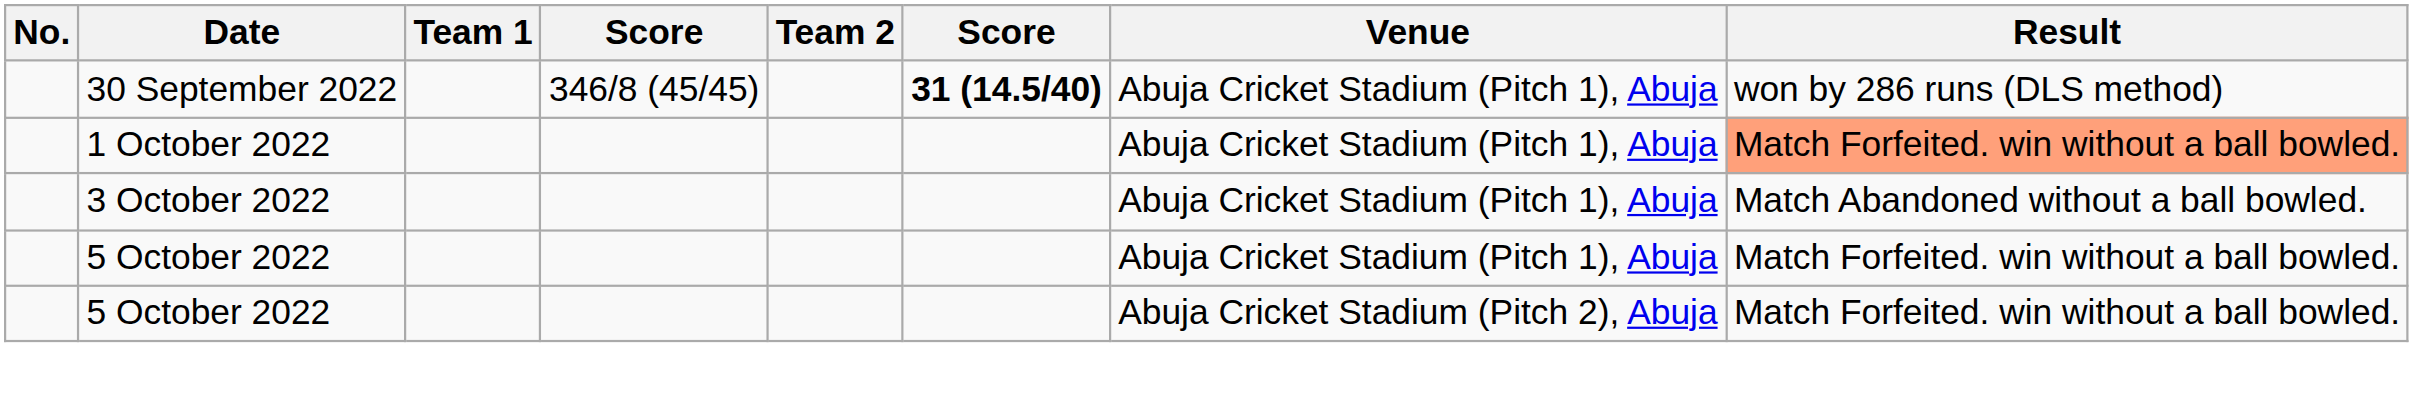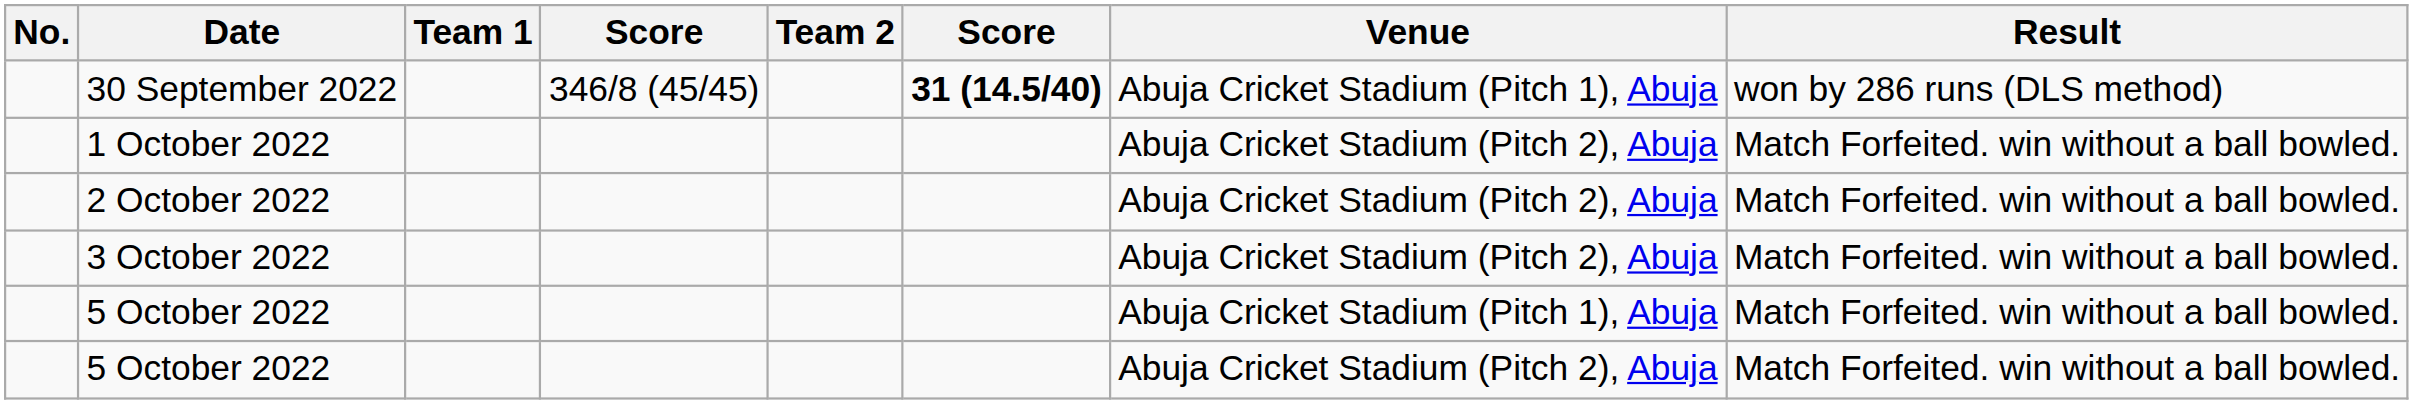(1418, 144) Abuja Cricket Stadium (Pitch 1), Abuja -> (1418, 144) Abuja Cricket Stadium (Pitch 2), Abuja
(2067, 144) lightsalmon background -> (2067, 144) no background
+ row: (208, 200)
(1418, 200) Abuja Cricket Stadium (Pitch 1), Abuja -> (1418, 256) Abuja Cricket Stadium (Pitch 2), Abuja
(2050, 200) Match Abandoned without a ball bowled. -> (2067, 256) Match Forfeited. win without a ball bowled.
